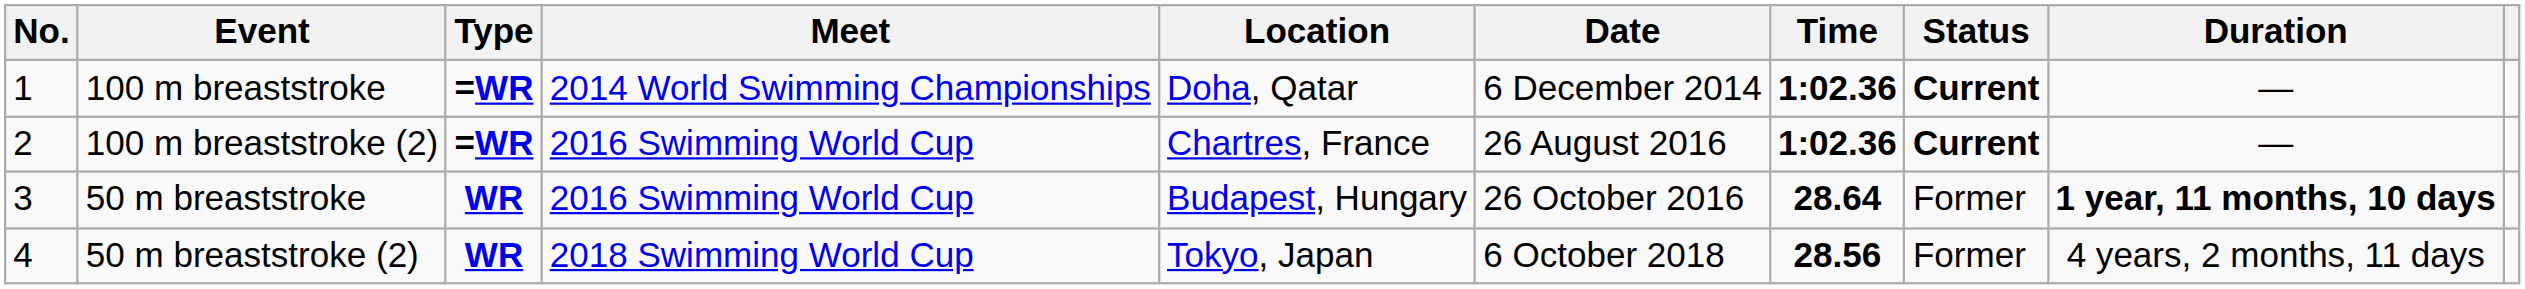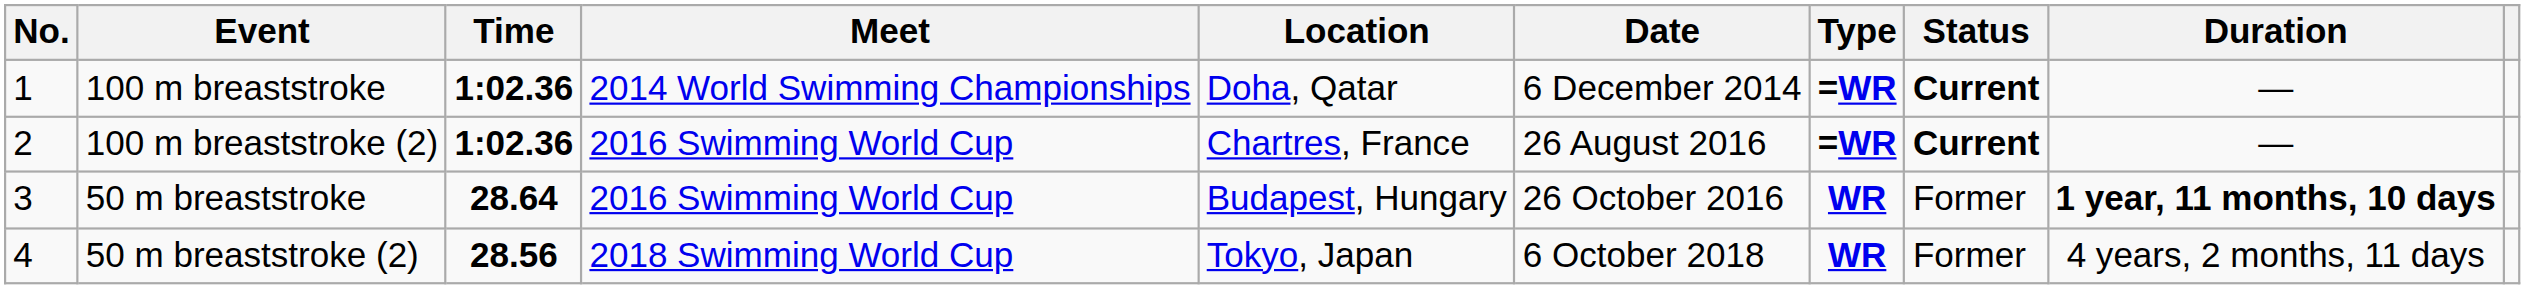columns swapped: (1837, 32) <-> (494, 32)
